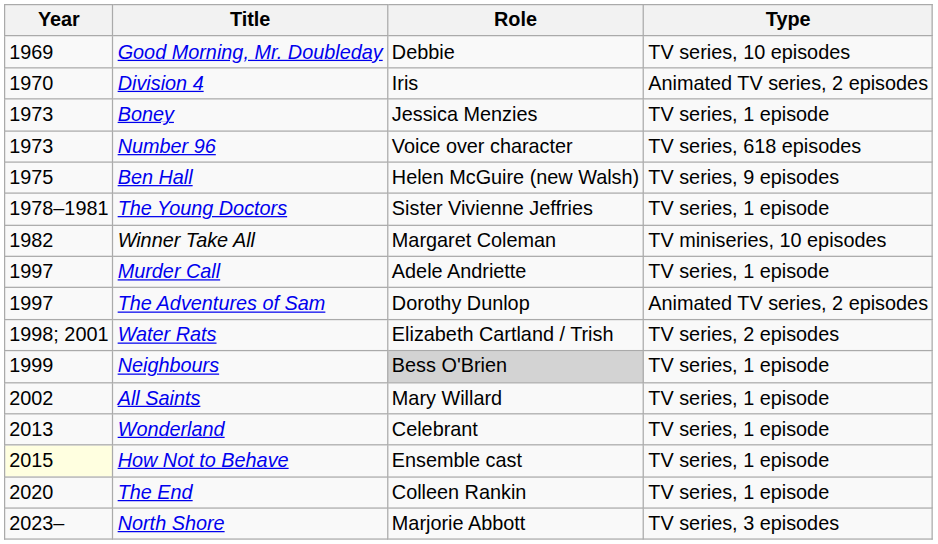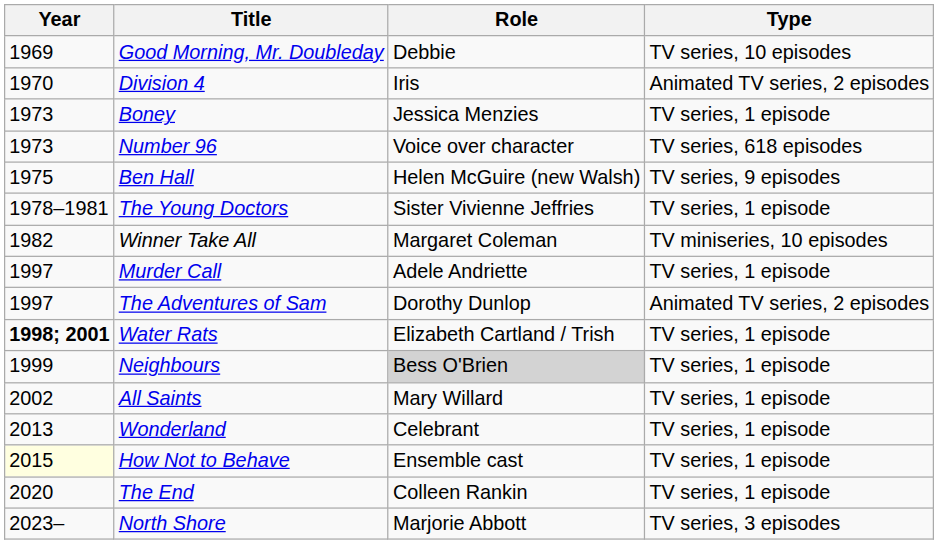(59, 334) normal -> (59, 334) bold
(744, 334) TV series, 2 episodes -> (740, 334) TV series, 1 episode
